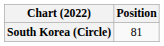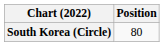(137, 32) 81 -> (137, 32) 80
